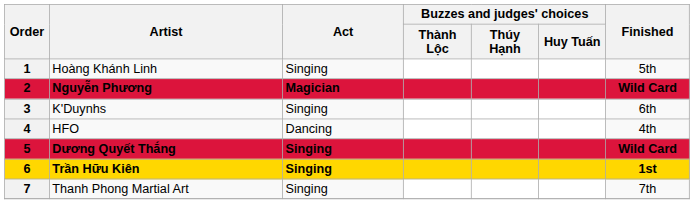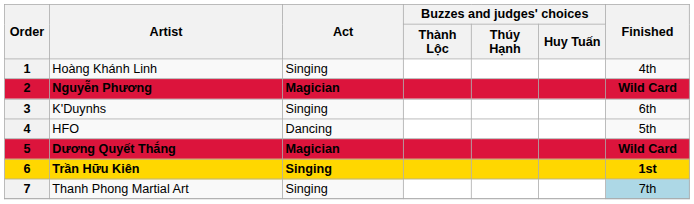(648, 68) 5th -> (648, 68) 4th
(648, 128) 4th -> (648, 128) 5th
(309, 149) Singing -> (313, 149) Magician
(648, 189) no background -> (648, 189) lightblue background
